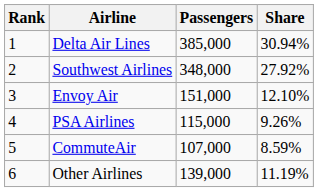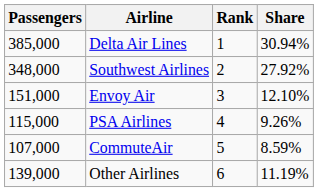columns swapped: (27, 17) <-> (216, 17)
